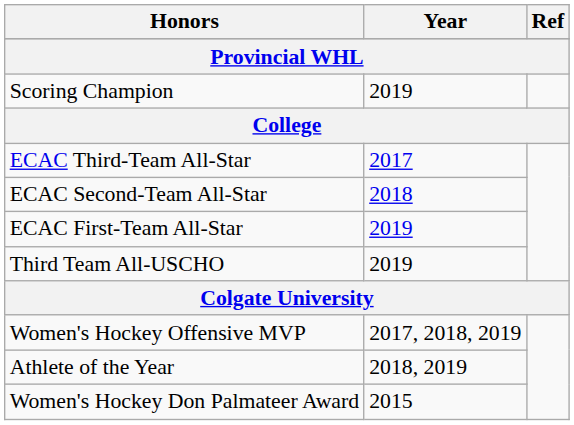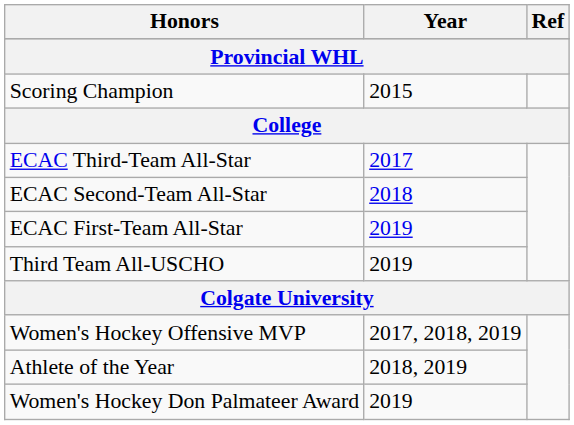(391, 90) 2019 -> (391, 90) 2015
(391, 401) 2015 -> (391, 401) 2019
